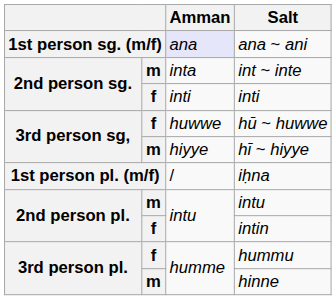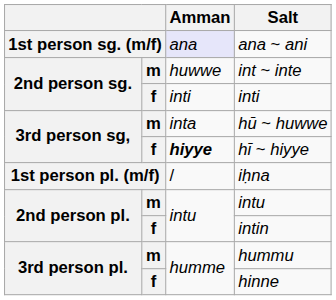(183, 70) inta -> (195, 70) huwwe
(153, 123) f -> (153, 123) m
(195, 123) huwwe -> (183, 123) inta
(153, 149) m -> (153, 149) f
(189, 149) normal -> (191, 149) bold
(153, 255) f -> (153, 255) m
(153, 281) m -> (153, 281) f
